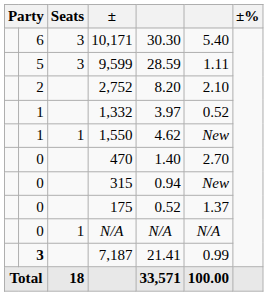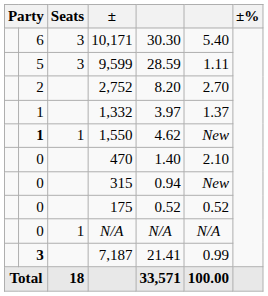(216, 87) 2.10 -> (216, 87) 2.70
(216, 111) 0.52 -> (216, 111) 1.37
(40, 135) normal -> (40, 135) bold
(216, 159) 2.70 -> (216, 159) 2.10
(216, 207) 1.37 -> (216, 207) 0.52
